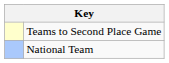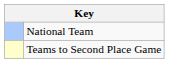rows swapped: (60, 49) <-> (94, 31)
